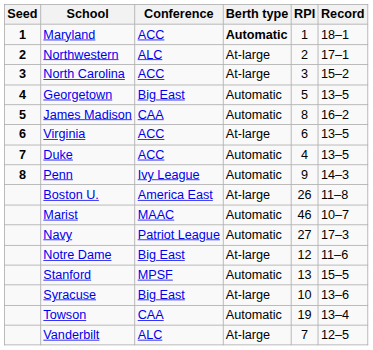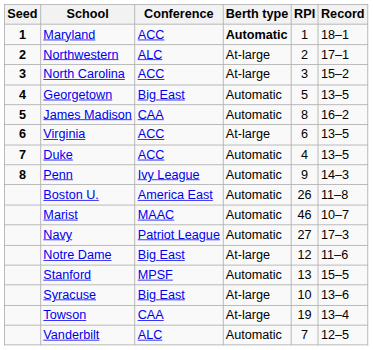(248, 194) At-large -> (254, 194) Automatic
(254, 315) Automatic -> (248, 315) At-large
(248, 335) At-large -> (254, 335) Automatic
